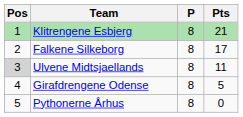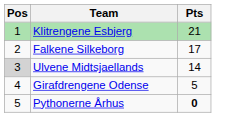- column: (191, 13)
(221, 67) 11 -> (194, 67) 14
(221, 103) normal -> (194, 103) bold
